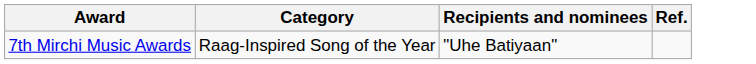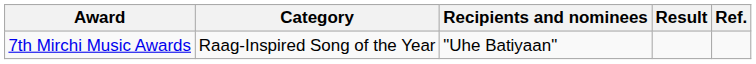+ column: (682, 17)
